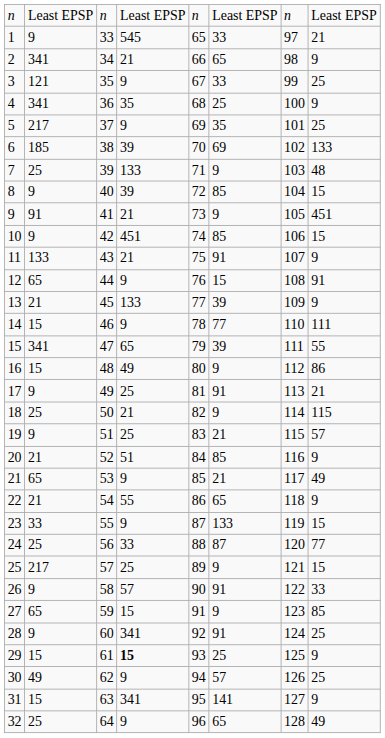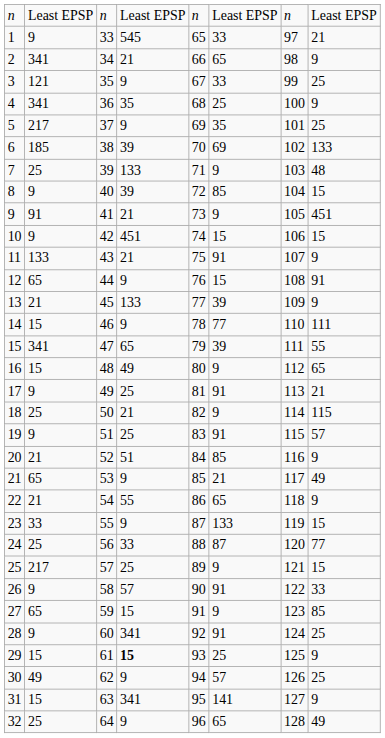(219, 236) 85 -> (219, 236) 15
(318, 368) 86 -> (318, 368) 65
(219, 434) 21 -> (219, 434) 91
